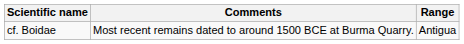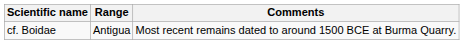columns swapped: (438, 13) <-> (253, 13)
